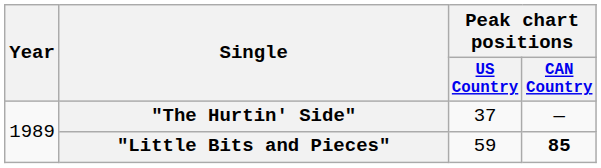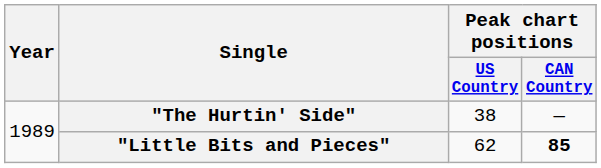(485, 116) 37 -> (485, 116) 38
(485, 147) 59 -> (485, 147) 62
